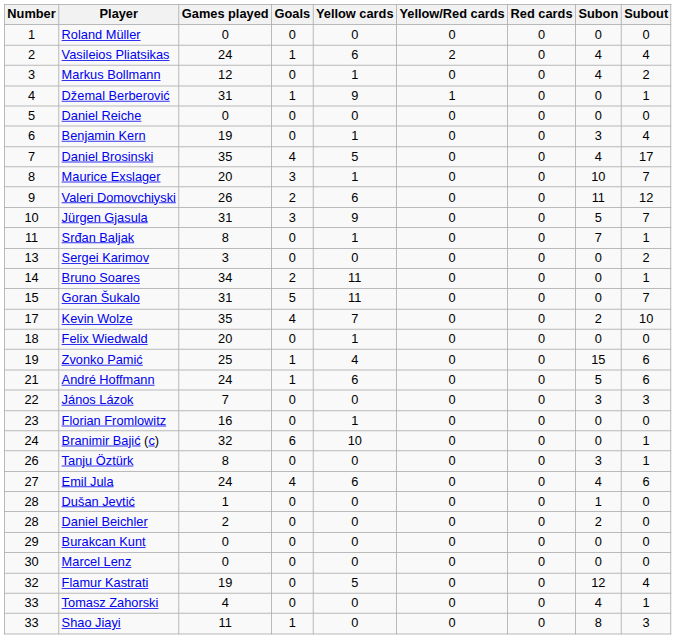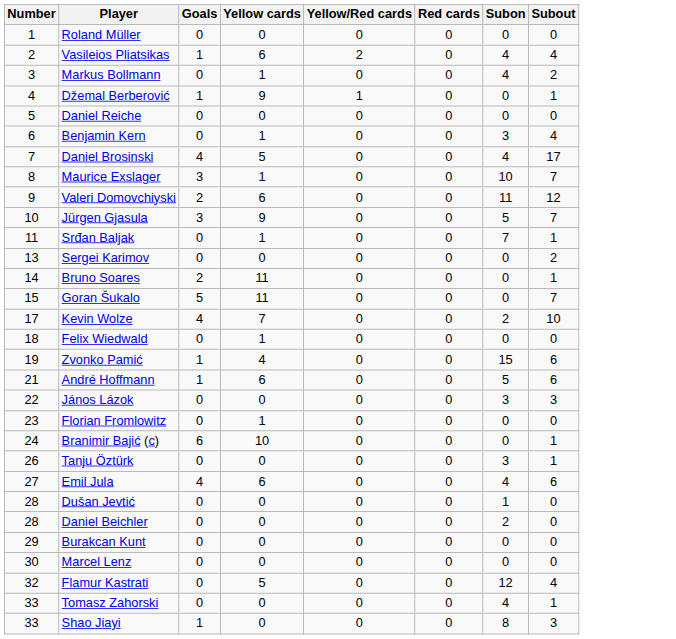- column: (225, 14)
